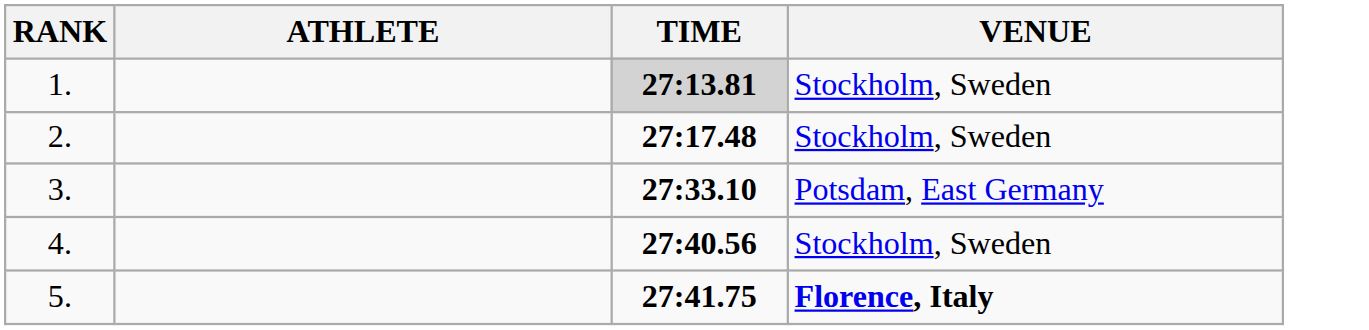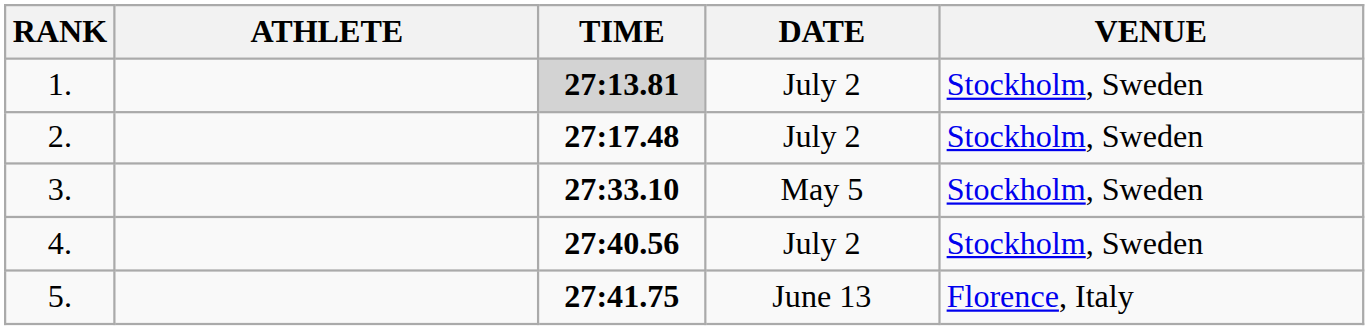+ column: (822, 31)
(949, 190) Potsdam, East Germany -> (1075, 190) Stockholm, Sweden
(894, 296) bold -> (1040, 296) normal
